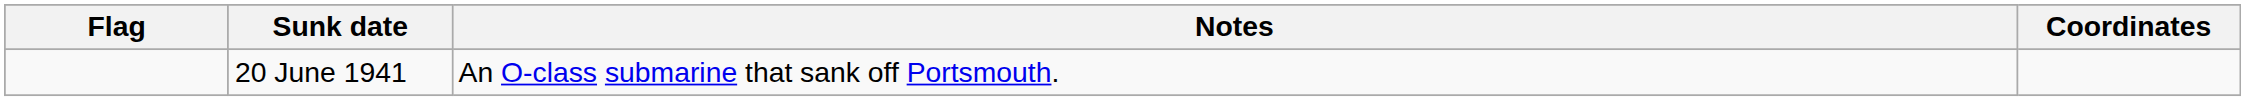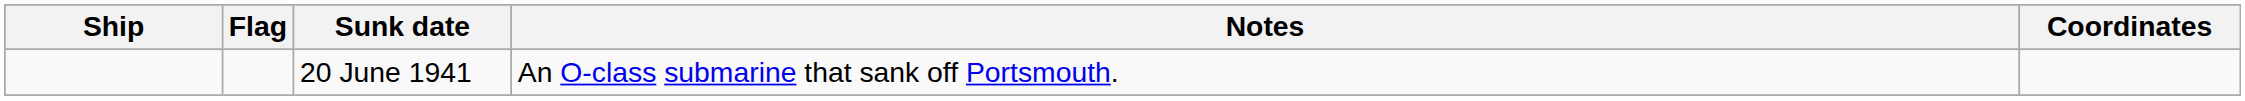+ column: (114, 26)
